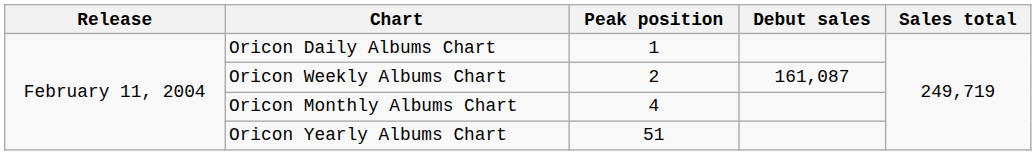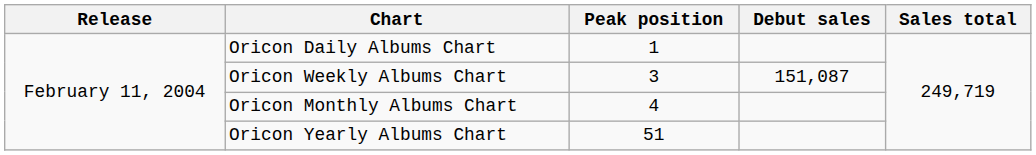(654, 77) 2 -> (654, 77) 3
(812, 77) 161,087 -> (812, 77) 151,087
